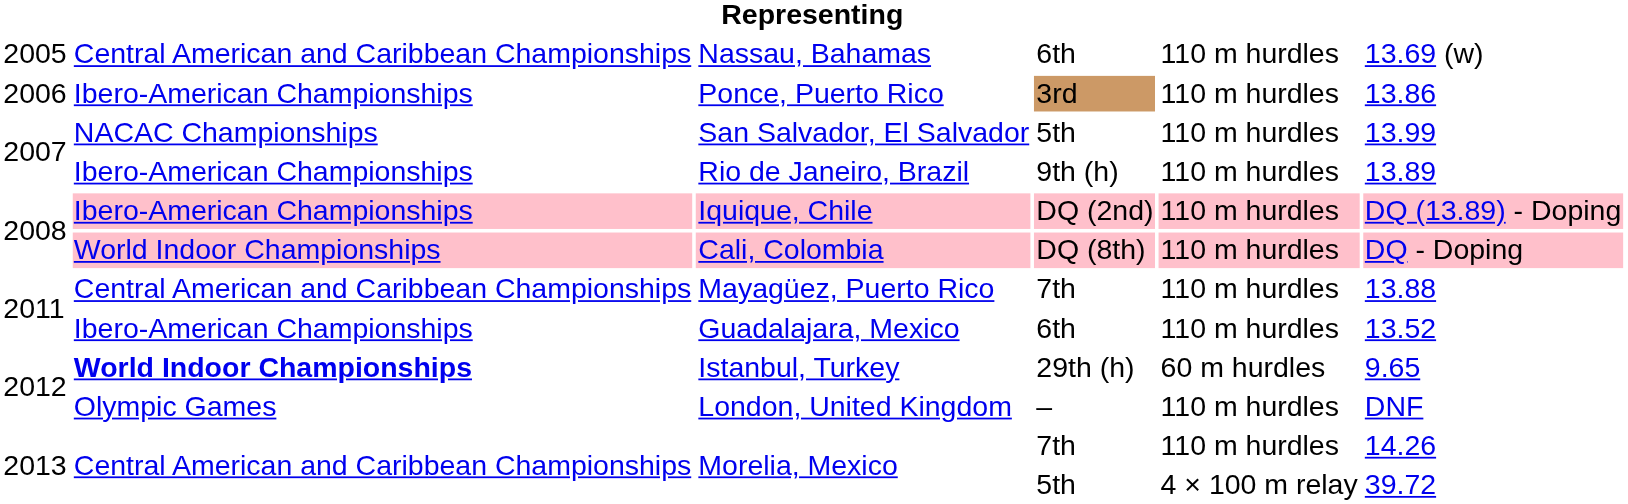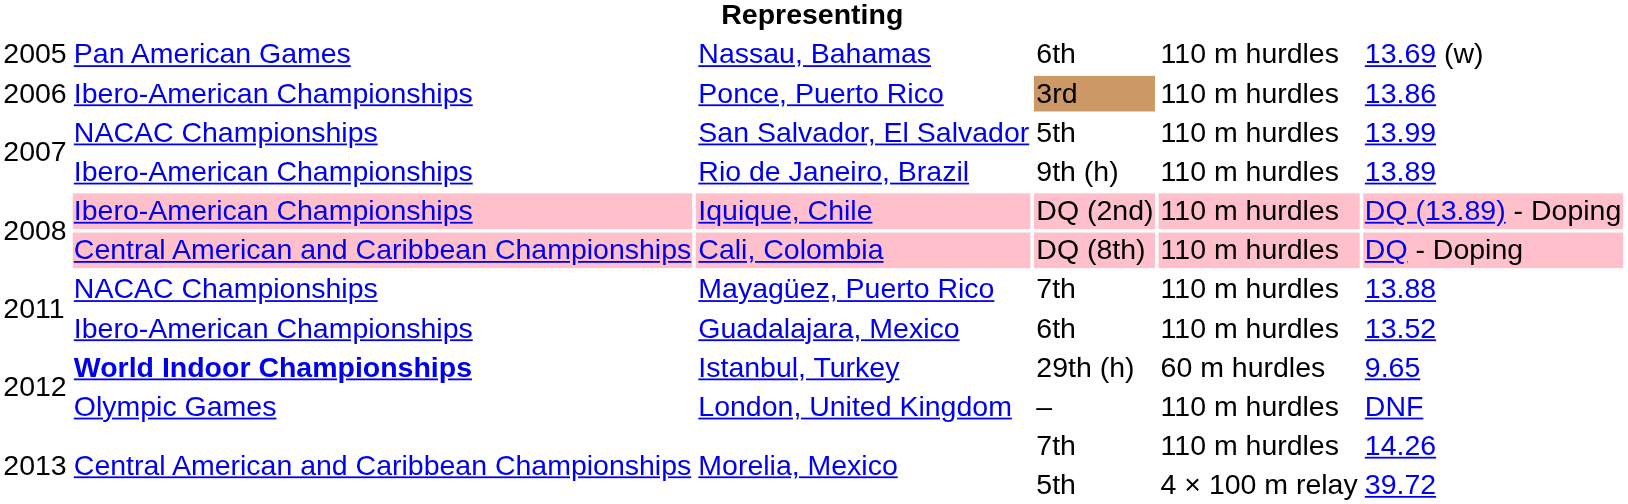(383, 54) Central American and Caribbean Championships -> (212, 54) Pan American Games
(257, 249) World Indoor Championships -> (383, 249) Central American and Caribbean Championships
(383, 289) Central American and Caribbean Championships -> (226, 289) NACAC Championships
